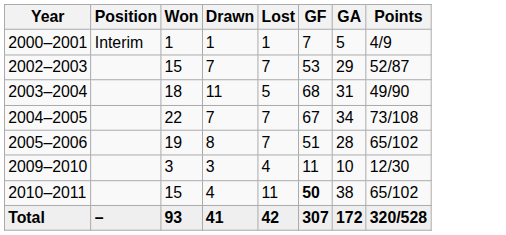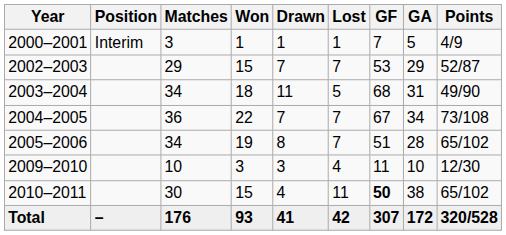+ column: (196, 17)
